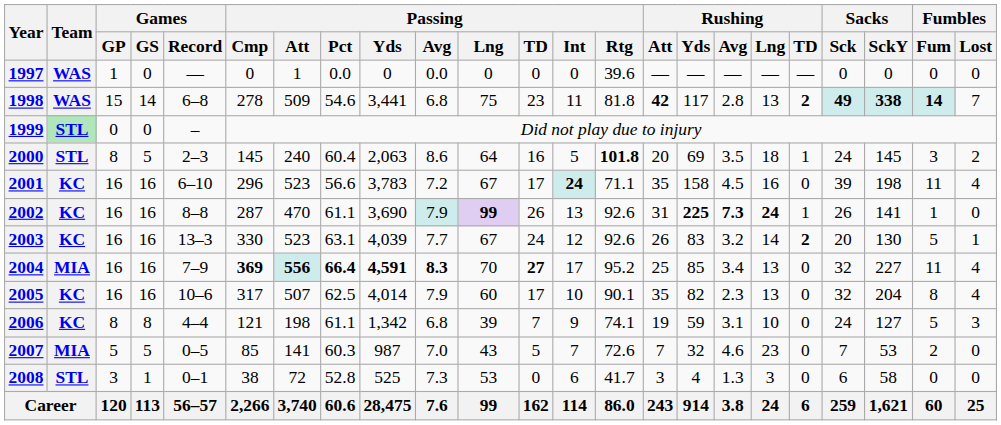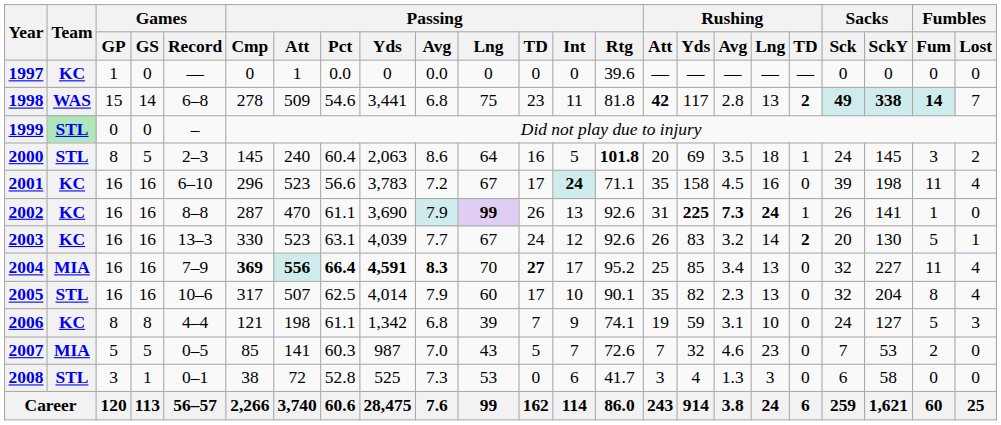(72, 73) WAS -> (72, 73) KC
(72, 294) KC -> (72, 294) STL
